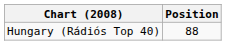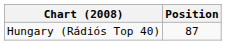(192, 31) 88 -> (192, 31) 87
